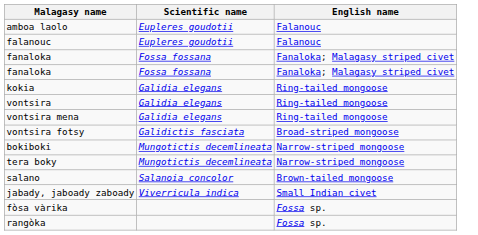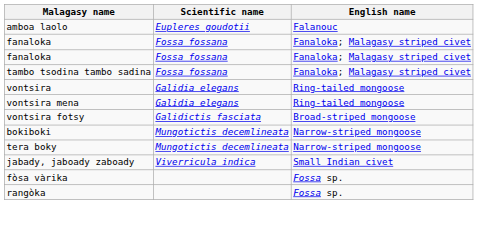- row: (29, 42)
+ row: (79, 72)
- row: (20, 87)
- row: (23, 177)
